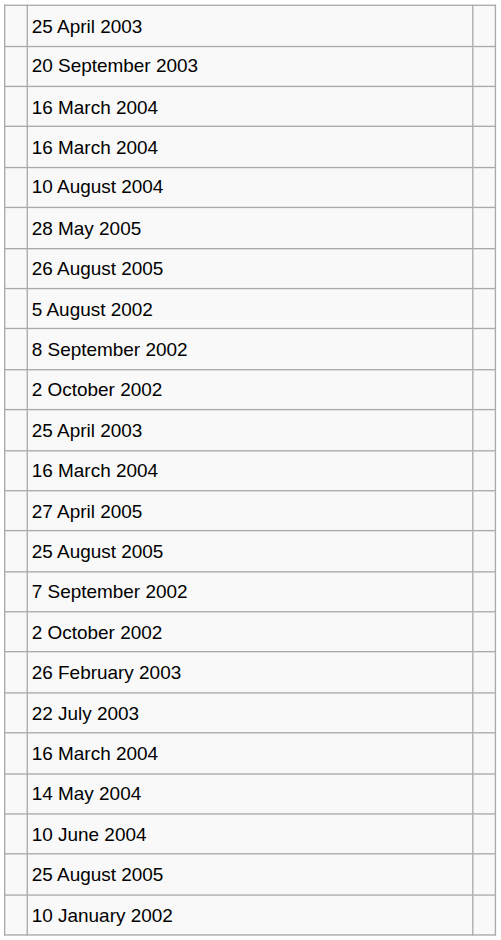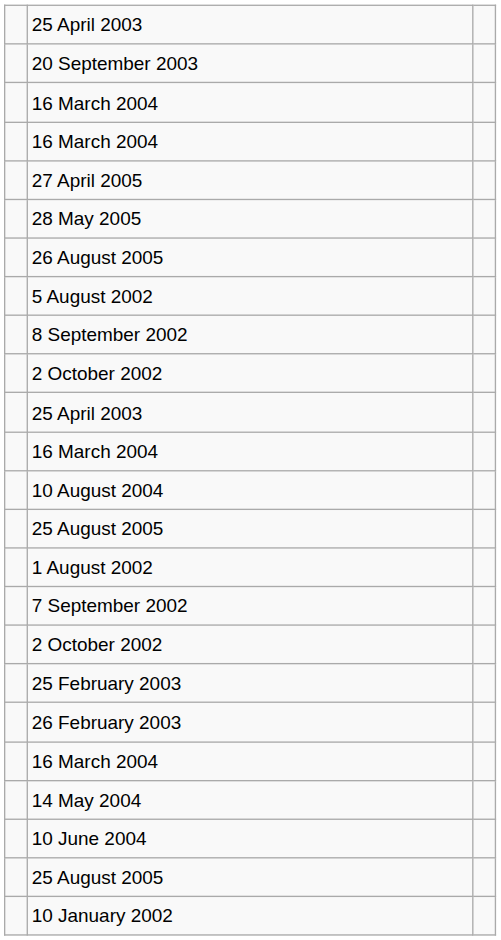rows swapped: (16, 511) <-> (16, 187)
+ row: (16, 567)
+ row: (16, 683)
- row: (16, 713)
